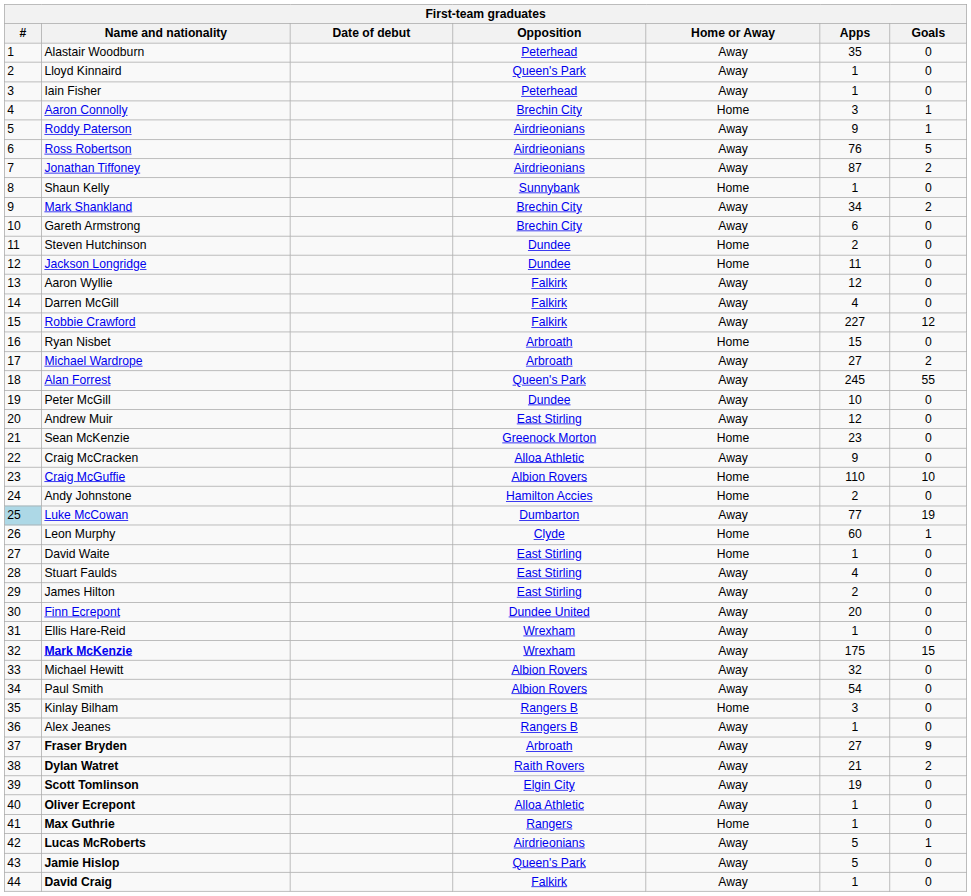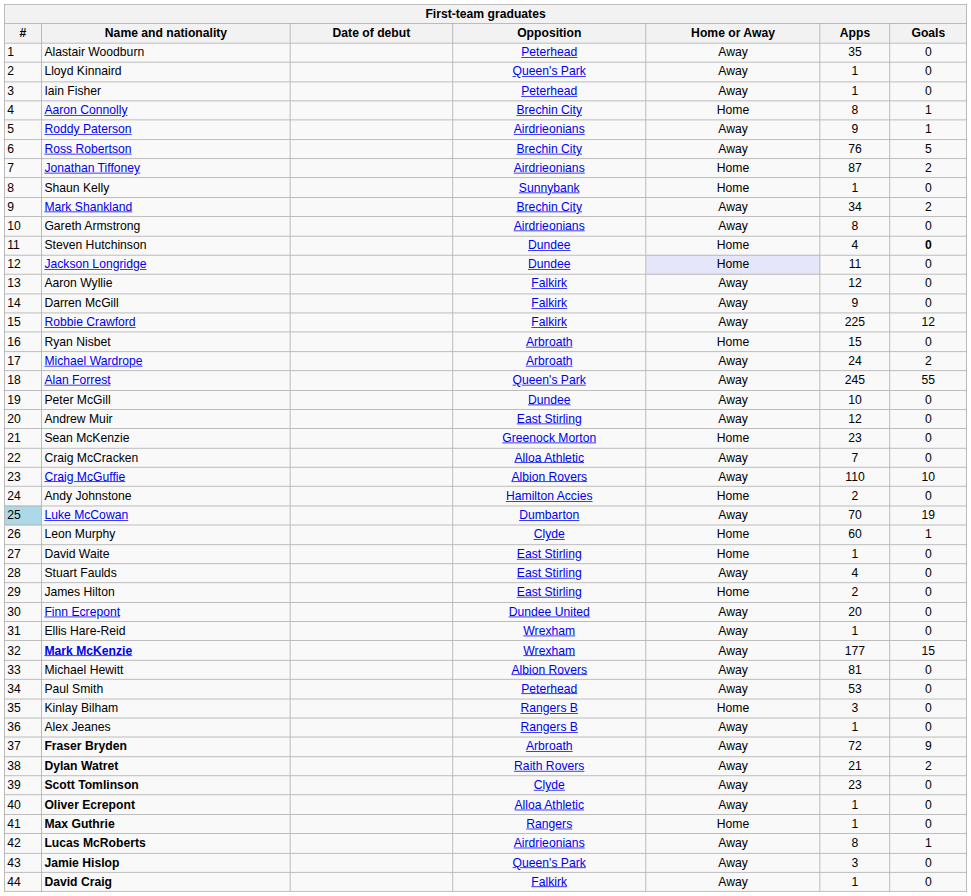(855, 110) 3 -> (855, 110) 8
(549, 149) Airdrieonians -> (549, 149) Brechin City
(733, 168) Away -> (733, 168) Home
(549, 226) Brechin City -> (549, 226) Airdrieonians
(855, 226) 6 -> (855, 226) 8
(855, 245) 2 -> (855, 245) 4
(928, 245) normal -> (928, 245) bold
(733, 264) no background -> (733, 264) lavender background
(855, 303) 4 -> (855, 303) 9
(855, 322) 227 -> (855, 322) 225
(855, 361) 27 -> (855, 361) 24
(855, 457) 9 -> (855, 457) 7
(733, 476) Home -> (733, 476) Away
(855, 515) 77 -> (855, 515) 70
(733, 592) Away -> (733, 592) Home
(855, 650) 175 -> (855, 650) 177
(855, 669) 32 -> (855, 669) 81
(549, 689) Albion Rovers -> (549, 689) Peterhead
(855, 689) 54 -> (855, 689) 53
(855, 746) 27 -> (855, 746) 72
(549, 785) Elgin City -> (549, 785) Clyde
(855, 785) 19 -> (855, 785) 23
(855, 843) 5 -> (855, 843) 8
(855, 862) 5 -> (855, 862) 3
